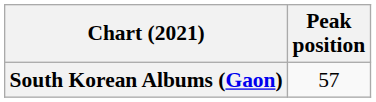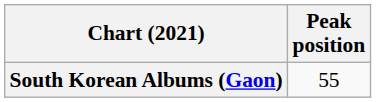(329, 79) 57 -> (329, 79) 55
